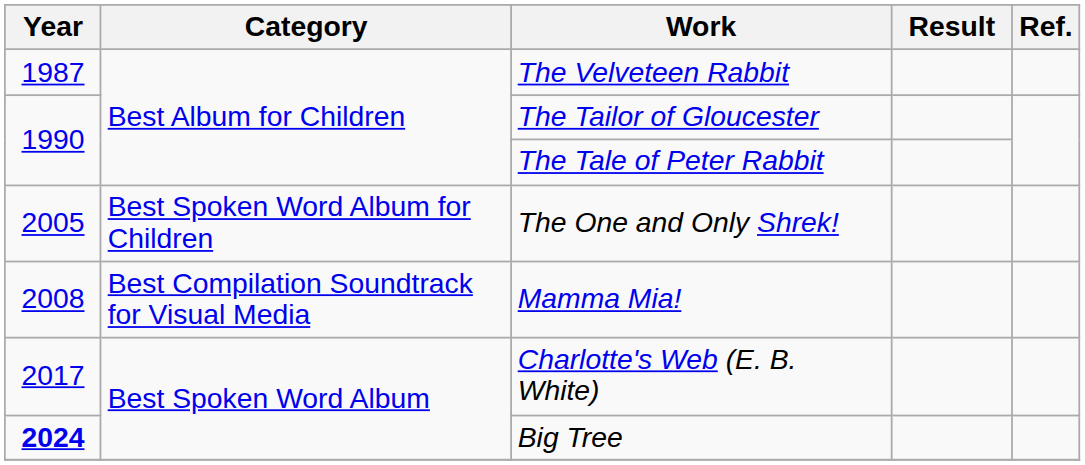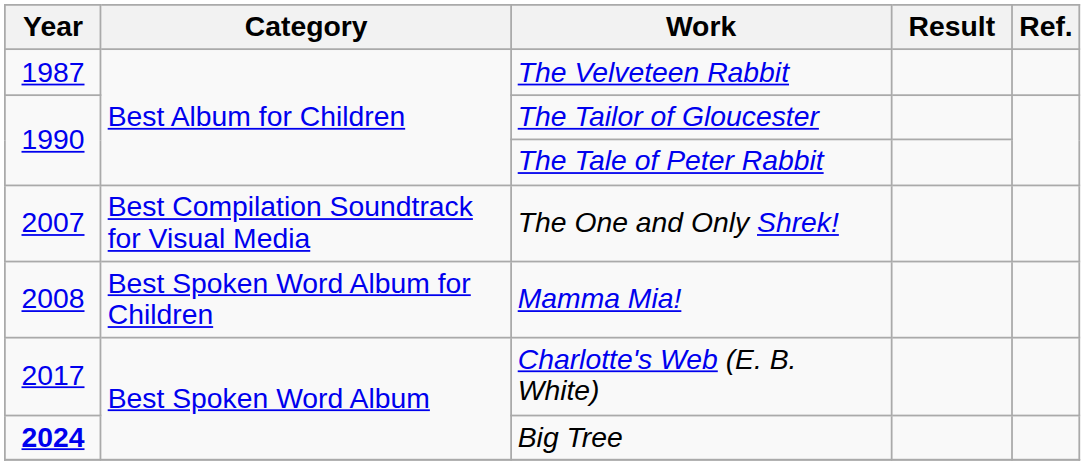(53, 222) 2005 -> (53, 222) 2007
(289, 222) Best Spoken Word Album for Children -> (290, 222) Best Compilation Soundtrack for Visual Media
(290, 299) Best Compilation Soundtrack for Visual Media -> (289, 299) Best Spoken Word Album for Children
